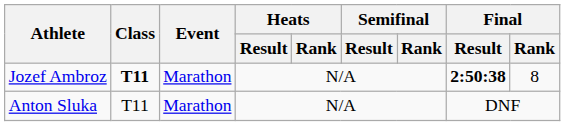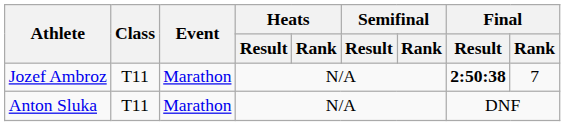(135, 77) bold -> (135, 77) normal
(535, 77) 8 -> (535, 77) 7
